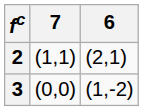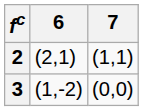columns swapped: (109, 23) <-> (55, 23)
